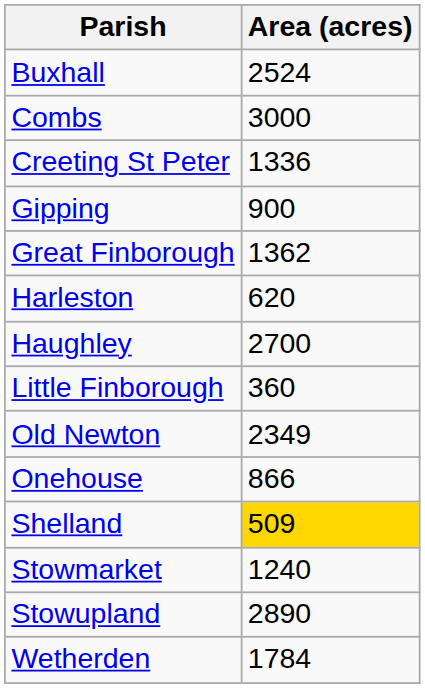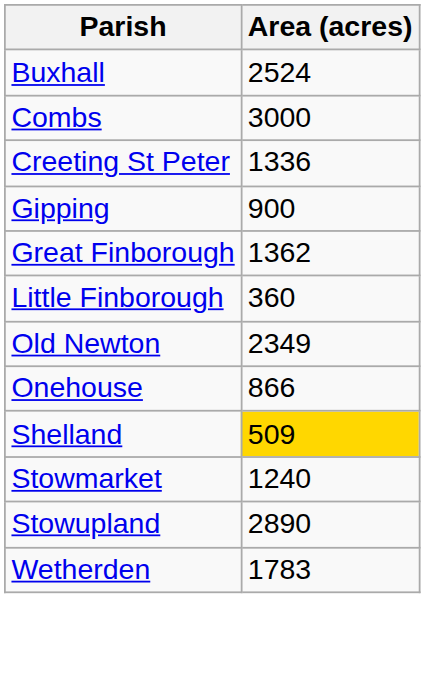- row: (72, 298)
- row: (72, 343)
(279, 659) 1784 -> (279, 569) 1783
